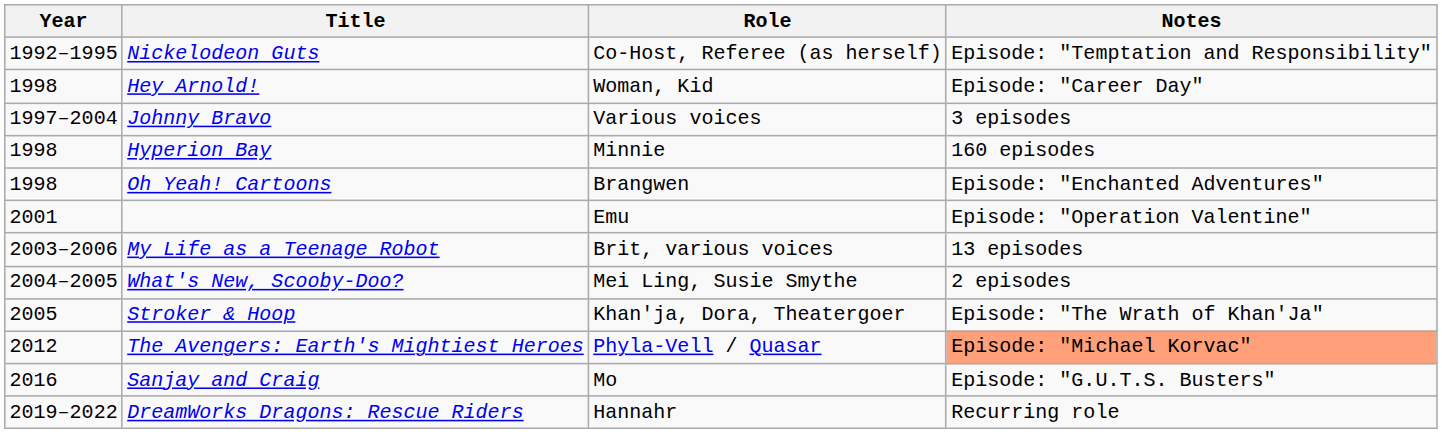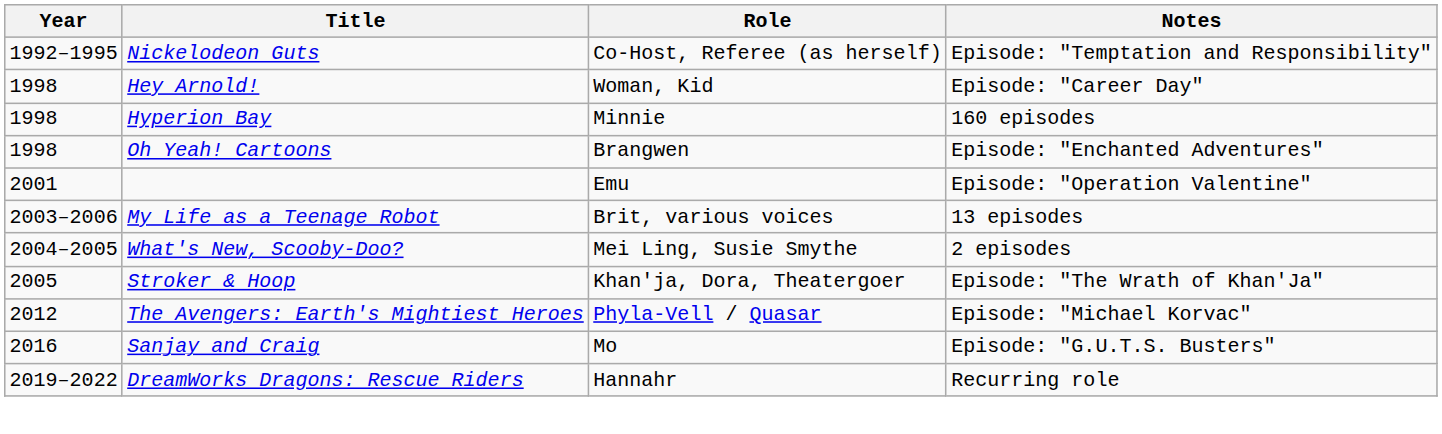- row: (199, 119)
(1101, 347) lightsalmon background -> (1101, 315) no background
